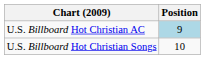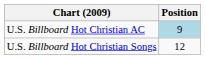(180, 46) 10 -> (180, 46) 12
